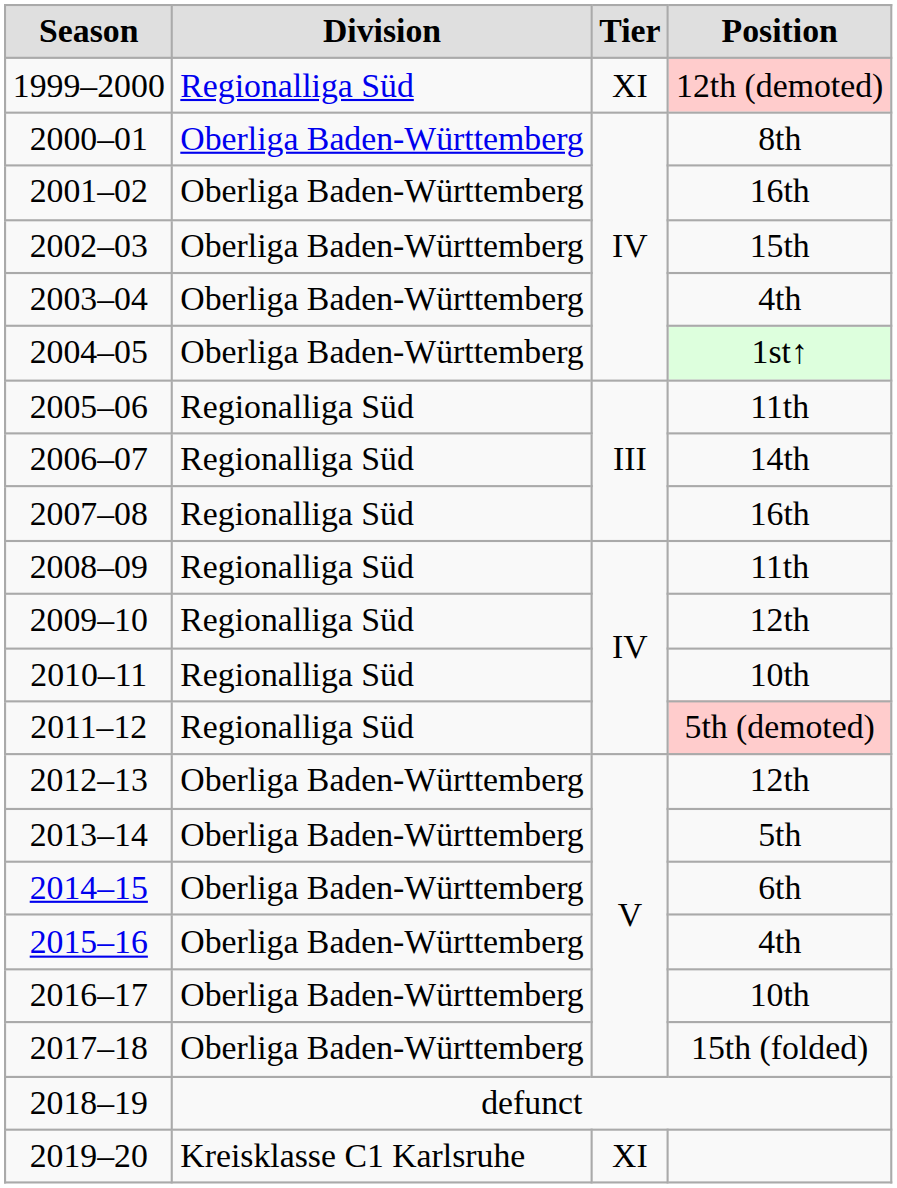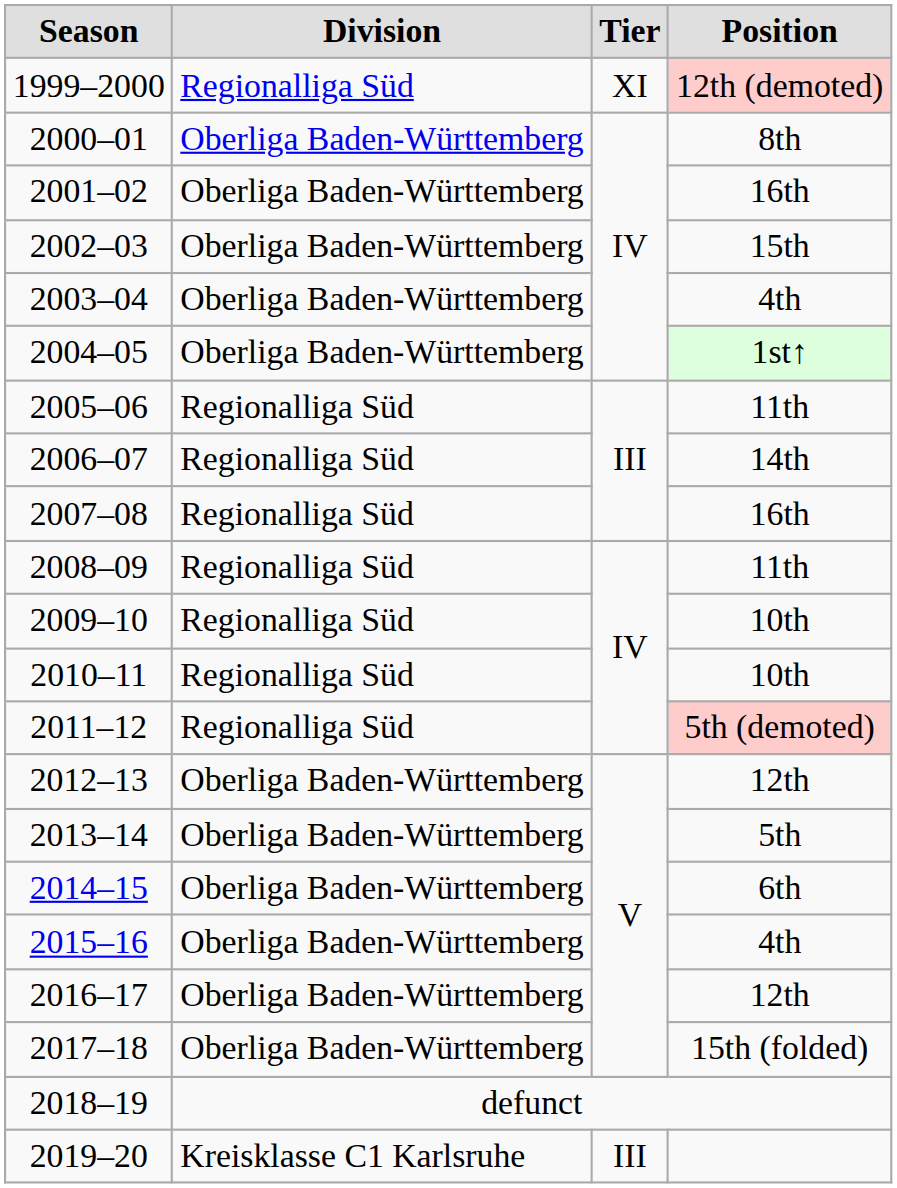(780, 620) 12th -> (780, 620) 10th
(780, 995) 10th -> (780, 995) 12th
(630, 1155) XI -> (630, 1155) III
